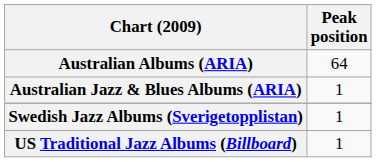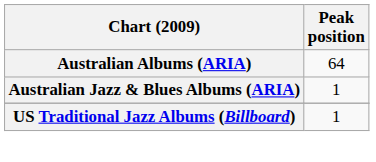- row: (156, 116)
